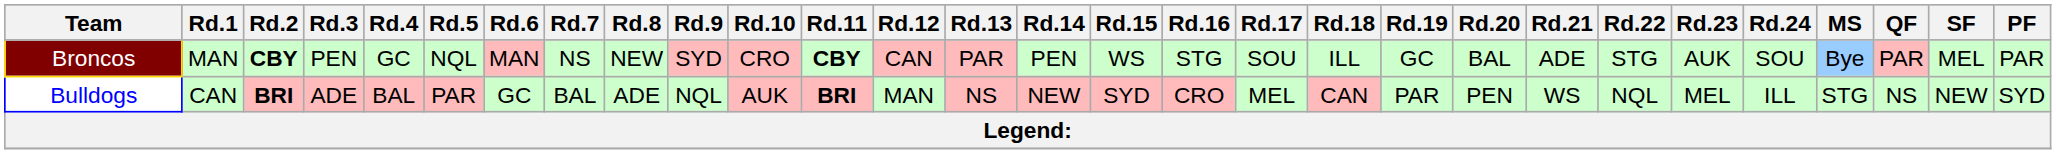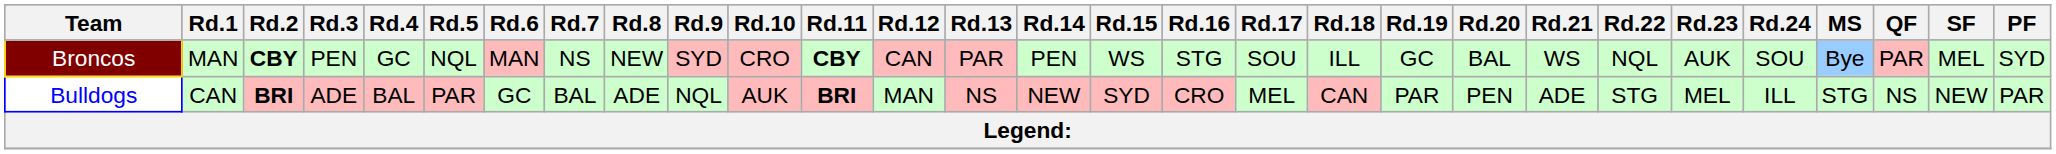(1562, 58) ADE -> (1562, 58) WS
(1635, 58) STG -> (1635, 58) NQL
(2022, 58) PAR -> (2022, 58) SYD
(1562, 94) WS -> (1562, 94) ADE
(1635, 94) NQL -> (1635, 94) STG
(2022, 94) SYD -> (2022, 94) PAR
